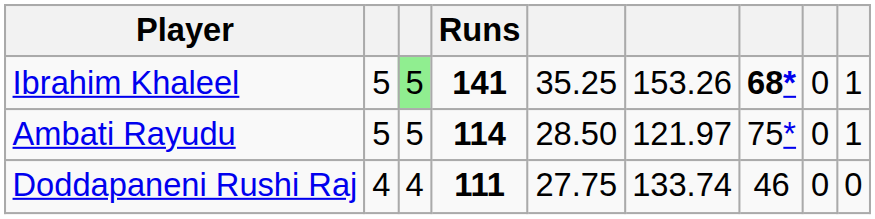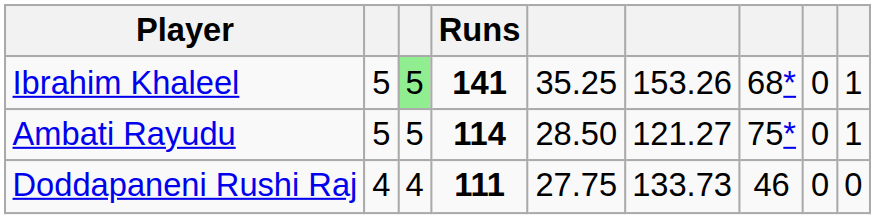(772, 82) bold -> (772, 82) normal
(682, 133) 121.97 -> (682, 133) 121.27
(682, 185) 133.74 -> (682, 185) 133.73
